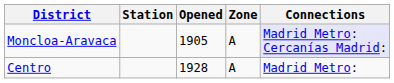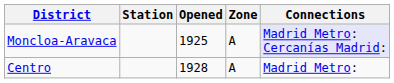(194, 41) 1905 -> (194, 41) 1925
